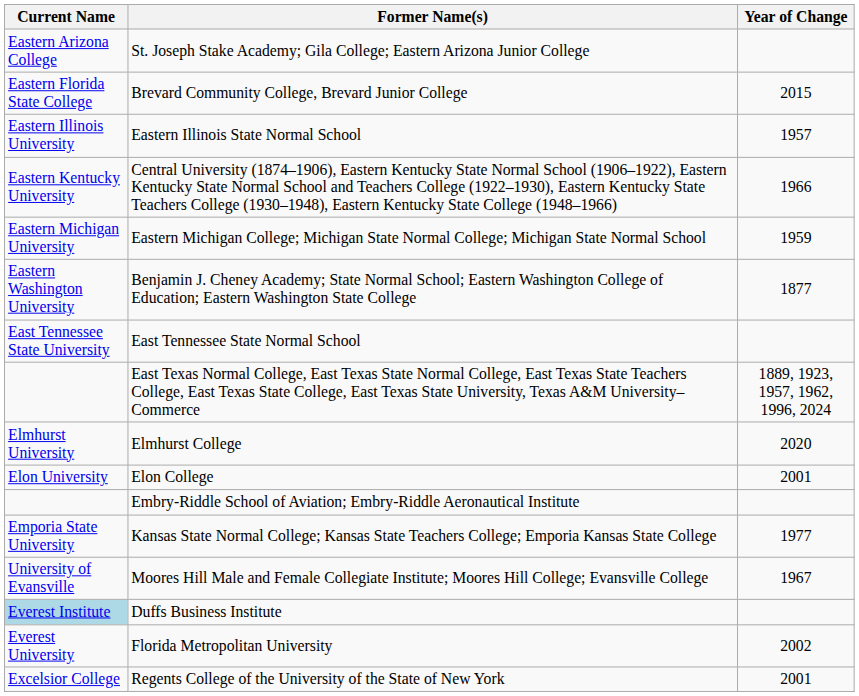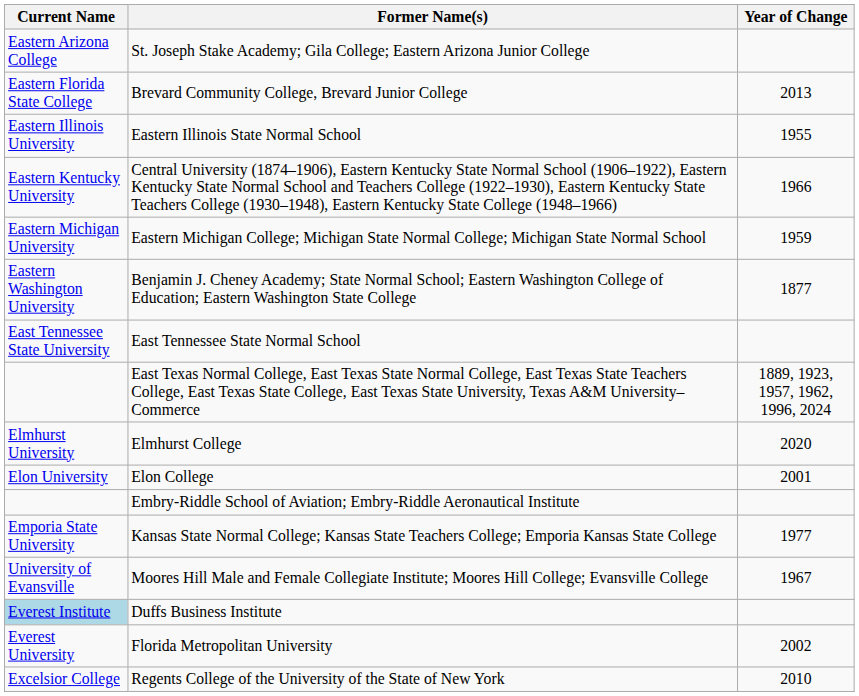(796, 93) 2015 -> (796, 93) 2013
(796, 135) 1957 -> (796, 135) 1955
(796, 679) 2001 -> (796, 679) 2010
